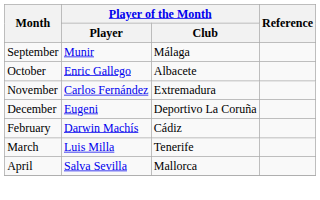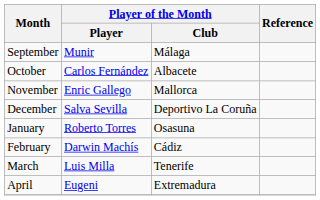(97, 71) Enric Gallego -> (106, 71) Carlos Fernández
(106, 90) Carlos Fernández -> (97, 90) Enric Gallego
(185, 90) Extremadura -> (175, 90) Mallorca
(81, 109) Eugeni -> (95, 109) Salva Sevilla
+ row: (26, 128)
(95, 166) Salva Sevilla -> (81, 185) Eugeni
(175, 166) Mallorca -> (185, 185) Extremadura
